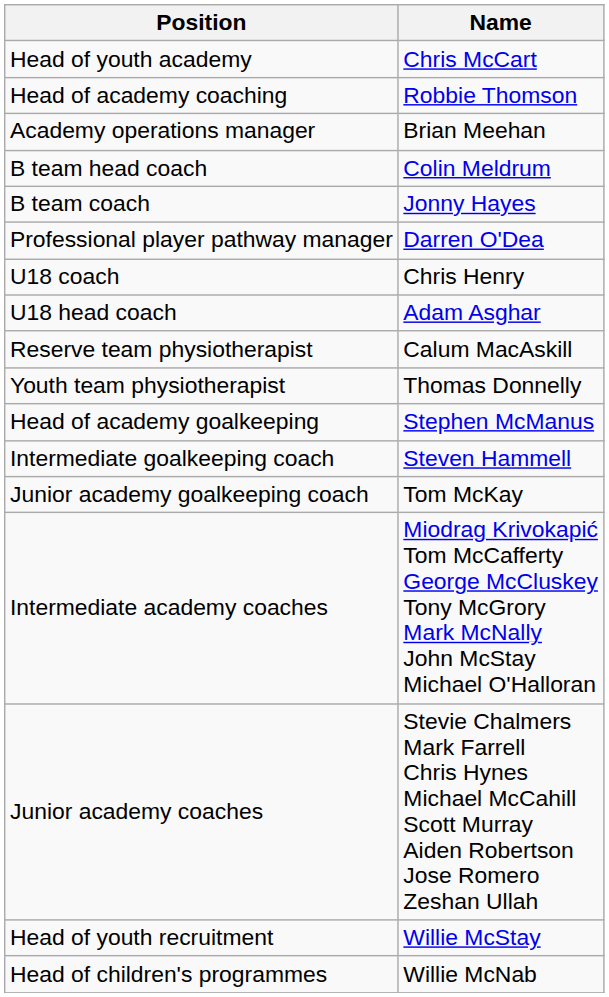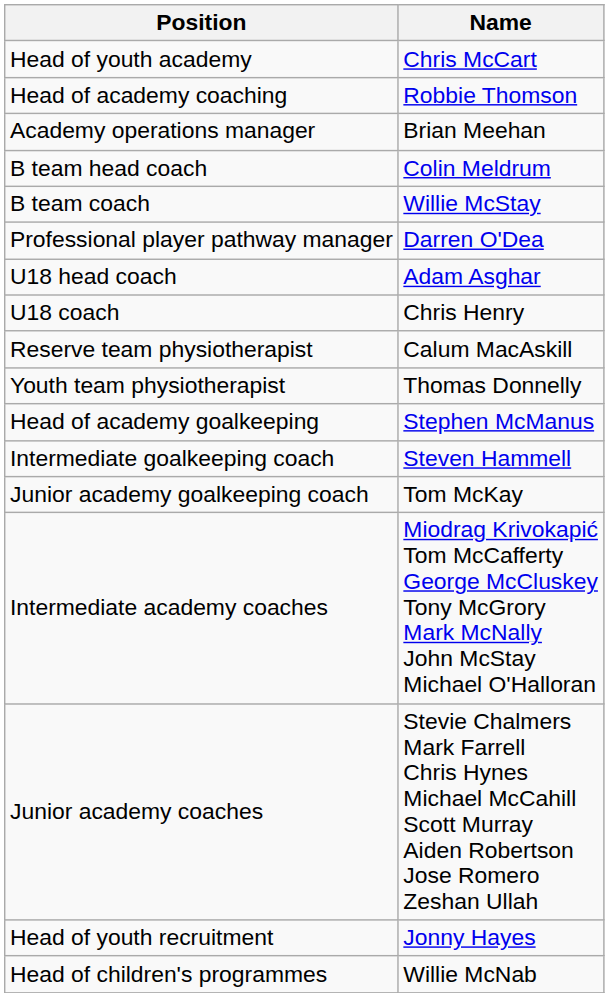(469, 204) Jonny Hayes -> (472, 204) Willie McStay
rows swapped: (93, 312) <-> (65, 276)
(472, 937) Willie McStay -> (469, 937) Jonny Hayes
